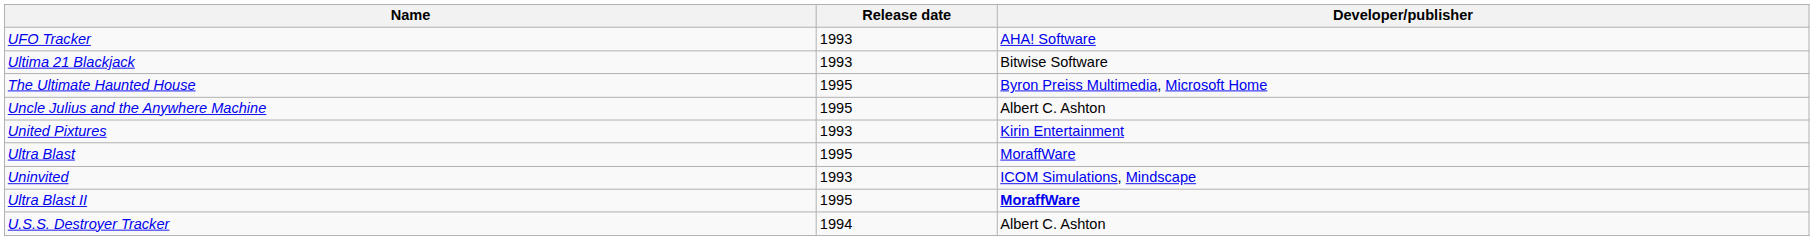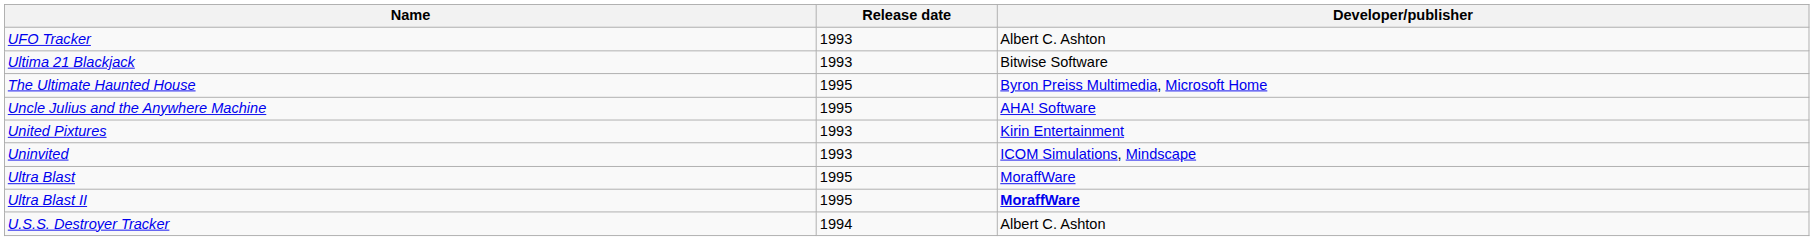(1048, 39) AHA! Software -> (1053, 39) Albert C. Ashton
(1053, 108) Albert C. Ashton -> (1048, 108) AHA! Software
rows swapped: (38, 177) <-> (41, 154)
